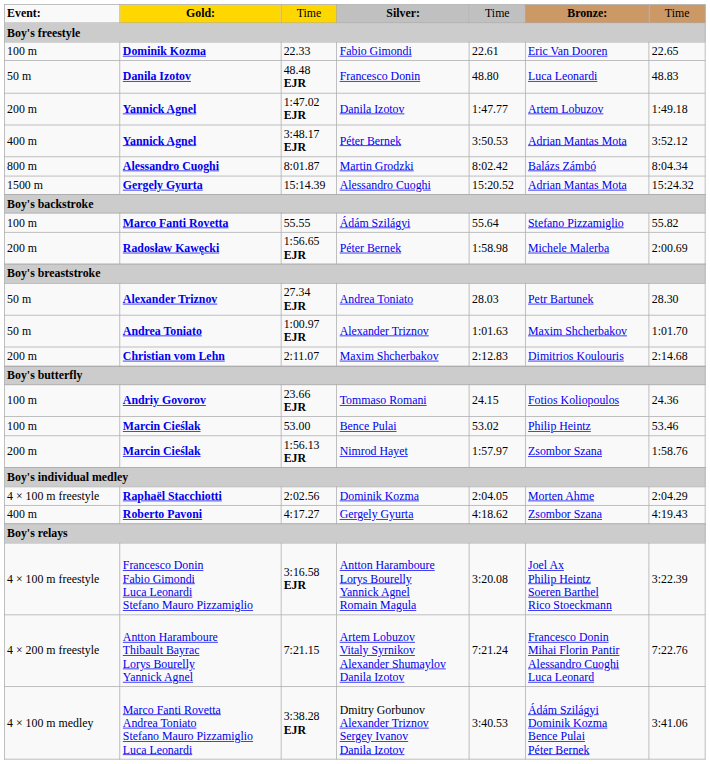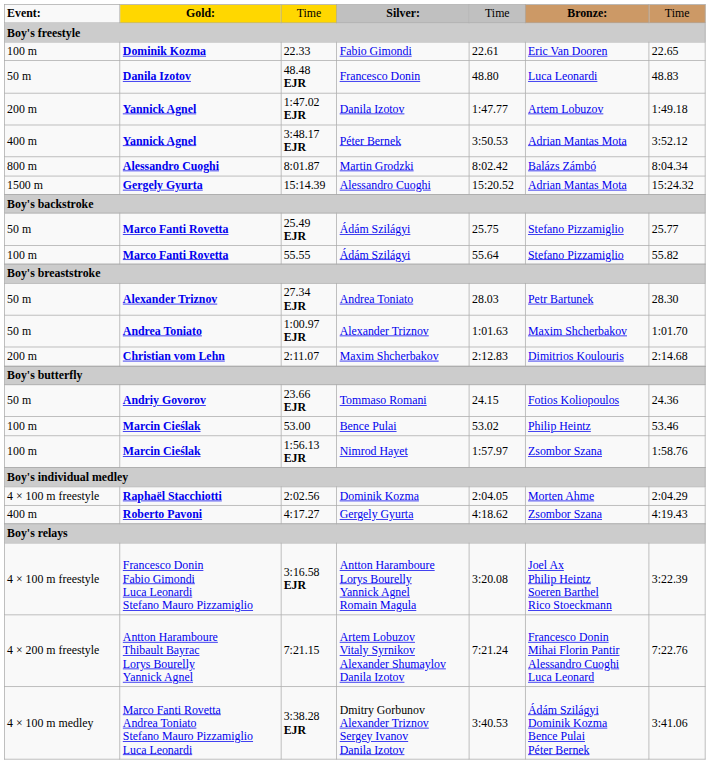+ row: (297, 229)
- row: (302, 248)
(22, 400) 100 m -> (19, 400) 50 m
(22, 451) 200 m -> (22, 451) 100 m
